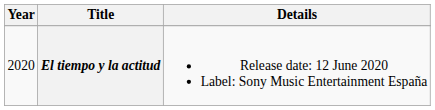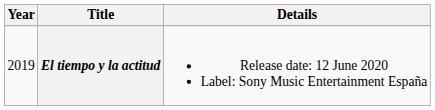(21, 65) 2020 -> (21, 65) 2019
